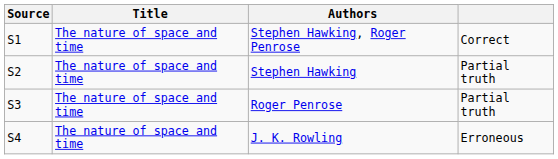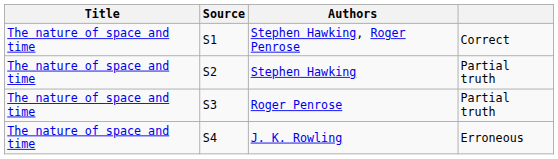columns swapped: (28, 14) <-> (150, 14)
